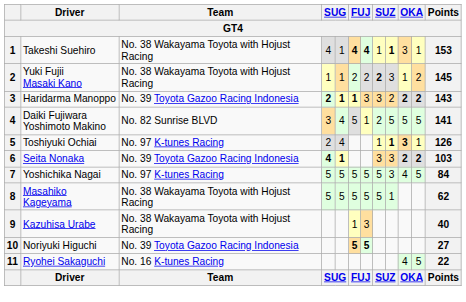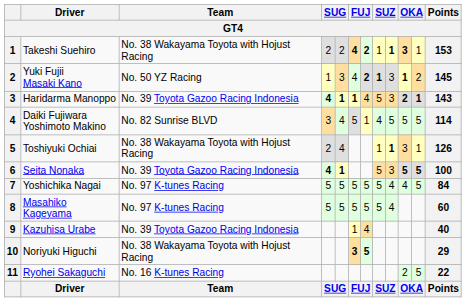(328, 50) 4 -> (328, 50) 2
(342, 50) 1 -> (342, 50) 2
(367, 50) 4 -> (367, 50) 2
(405, 50) normal -> (405, 50) bold
(206, 77) No. 38 Wakayama Toyota with Hojust Racing -> (161, 77) No. 50 YZ Racing
(342, 77) 1 -> (342, 77) 3
(355, 77) 2 -> (355, 77) 4
(367, 77) normal -> (367, 77) bold
(379, 77) 2 -> (379, 77) 1
(405, 77) normal -> (405, 77) bold
(328, 99) 2 -> (328, 99) 4
(367, 99) 3 -> (367, 99) 4
(379, 99) 3 -> (379, 99) 5
(392, 99) 2 -> (392, 99) 3
(419, 99) 2 -> (419, 99) 1
(379, 121) 2 -> (379, 121) 4
(443, 121) 141 -> (443, 121) 114
(173, 142) No. 97 K-tunes Racing -> (206, 148) No. 38 Wakayama Toyota with Hojust Racing
(405, 142) bold -> (405, 148) normal
(379, 158) 3 -> (379, 170) 5
(405, 158) 2 -> (405, 170) 5
(419, 158) 2 -> (419, 170) 5
(443, 158) 103 -> (443, 170) 100
(392, 174) 3 -> (392, 186) 4
(206, 196) No. 38 Wakayama Toyota with Hojust Racing -> (173, 207) No. 97 K-tunes Racing
(392, 196) 1 -> (392, 207) 4
(443, 196) 62 -> (443, 207) 60
(206, 223) No. 38 Wakayama Toyota with Hojust Racing -> (210, 229) No. 39 Toyota Gazoo Racing Indonesia
(367, 223) 3 -> (367, 229) 4
(210, 245) No. 39 Toyota Gazoo Racing Indonesia -> (206, 251) No. 38 Wakayama Toyota with Hojust Racing
(355, 245) 5 -> (355, 251) 3
(443, 245) 27 -> (443, 251) 29
(405, 261) 4 -> (405, 272) 2
